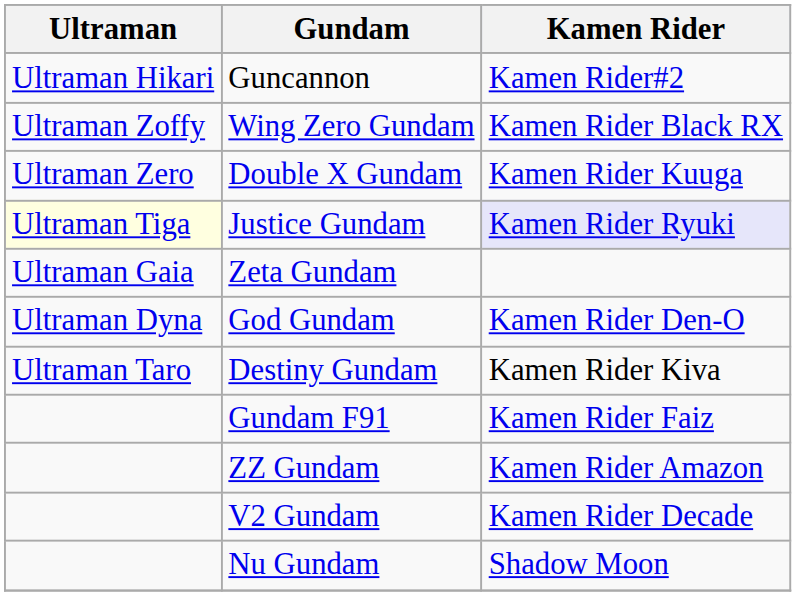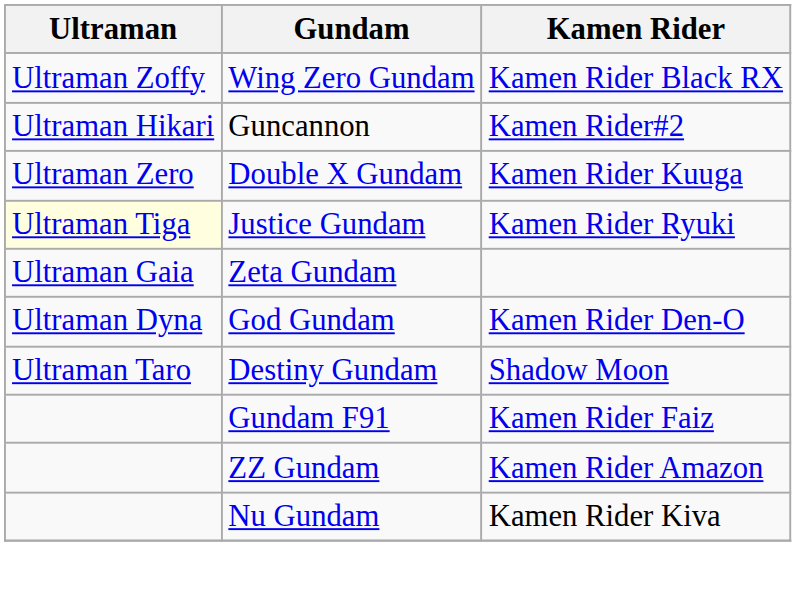rows swapped: (299, 77) <-> (351, 126)
(612, 223) lavender background -> (612, 223) no background
(605, 369) Kamen Rider Kiva -> (579, 369) Shadow Moon
- row: (304, 516)
(579, 564) Shadow Moon -> (605, 516) Kamen Rider Kiva
